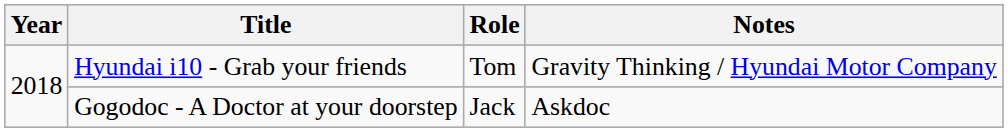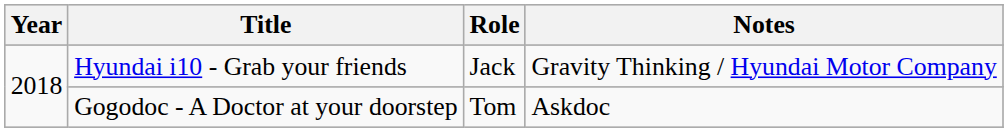(493, 65) Tom -> (492, 65) Jack
(492, 106) Jack -> (493, 106) Tom
